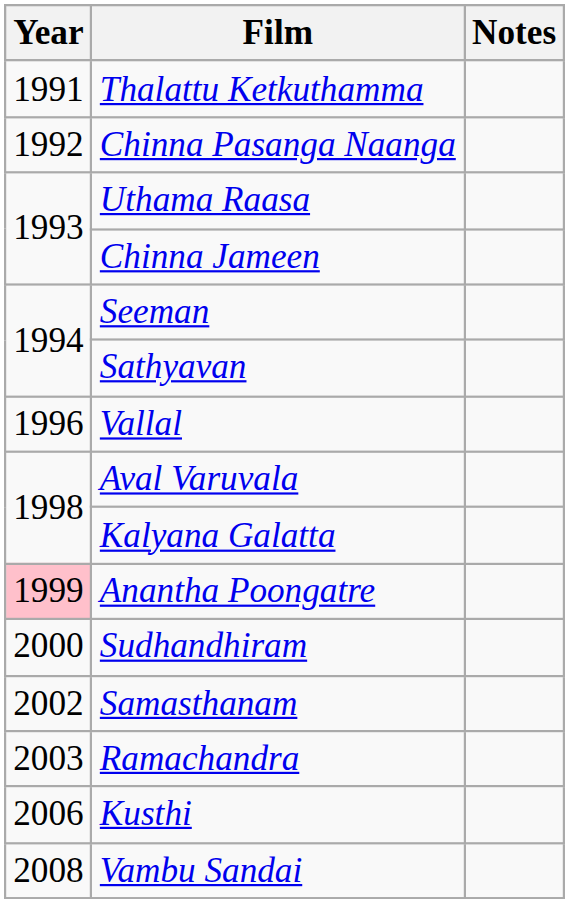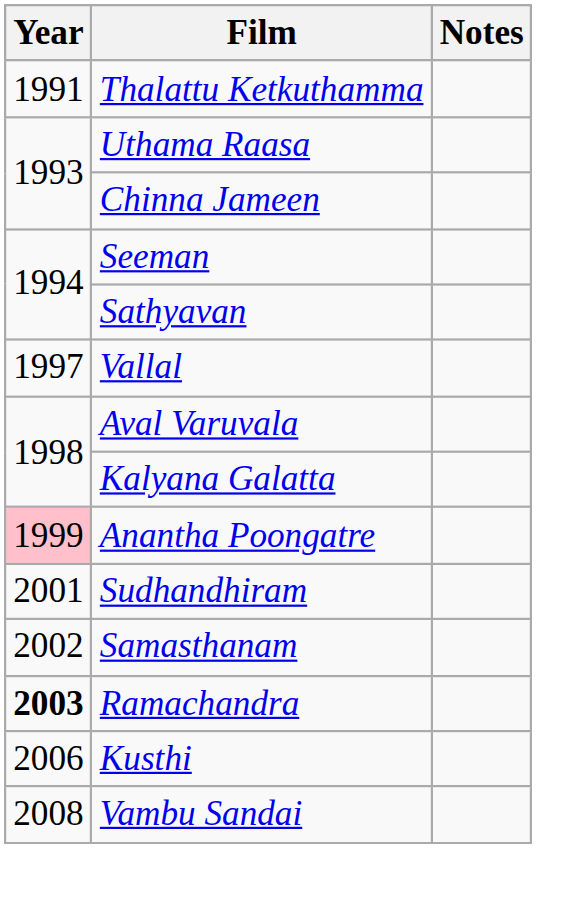- row: (278, 144)
(48, 423) 1996 -> (48, 367) 1997
(48, 646) 2000 -> (48, 590) 2001
(48, 758) normal -> (48, 702) bold
